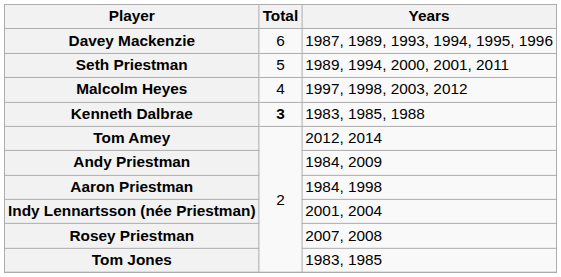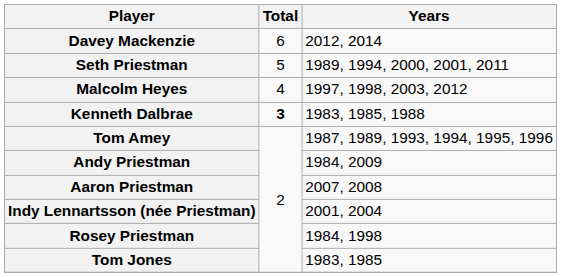(429, 41) 1987, 1989, 1993, 1994, 1995, 1996 -> (344, 41) 2012, 2014
(344, 138) 2012, 2014 -> (429, 138) 1987, 1989, 1993, 1994, 1995, 1996
(344, 187) 1984, 1998 -> (344, 187) 2007, 2008
(344, 235) 2007, 2008 -> (344, 235) 1984, 1998
